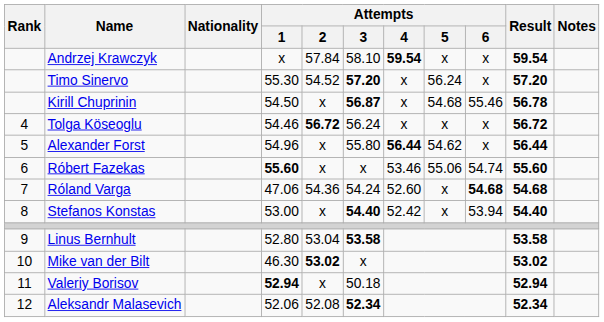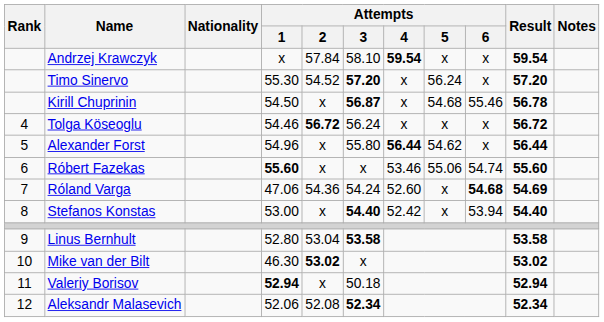(530, 189) 54.68 -> (530, 189) 54.69
